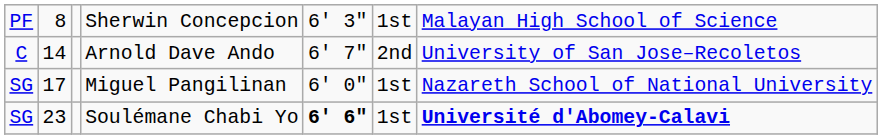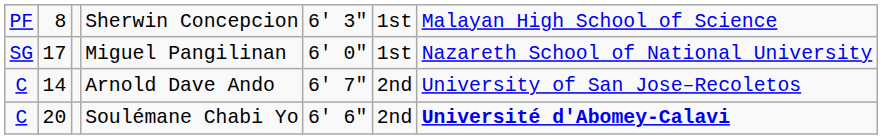rows swapped: (180, 53) <-> (186, 85)
(21, 117) SG -> (21, 117) C
(54, 117) 23 -> (54, 117) 20
(338, 117) bold -> (338, 117) normal
(394, 117) 1st -> (394, 117) 2nd
